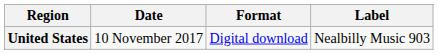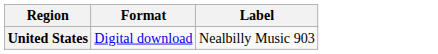- column: (149, 15)
